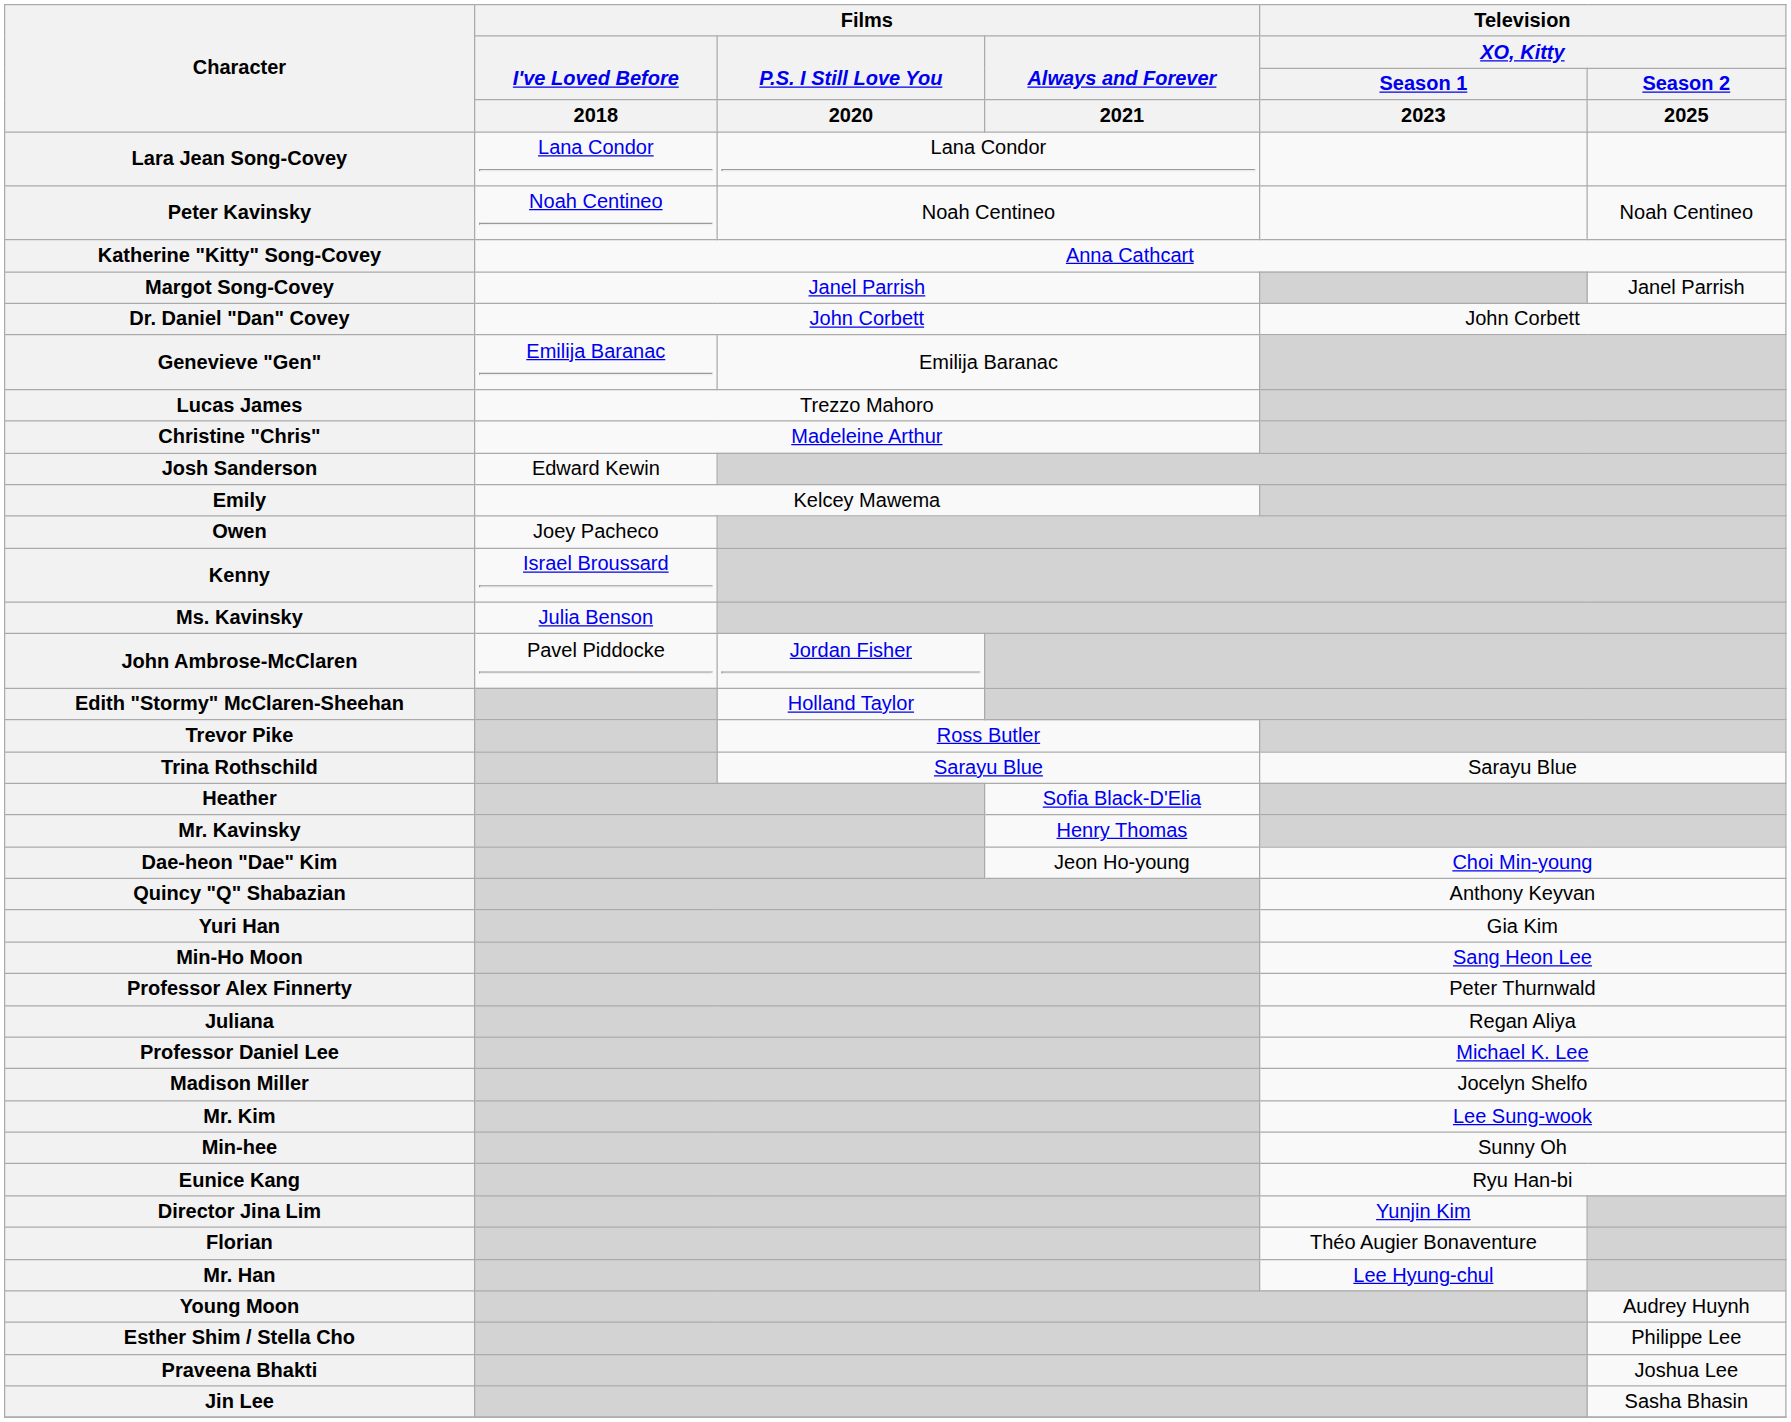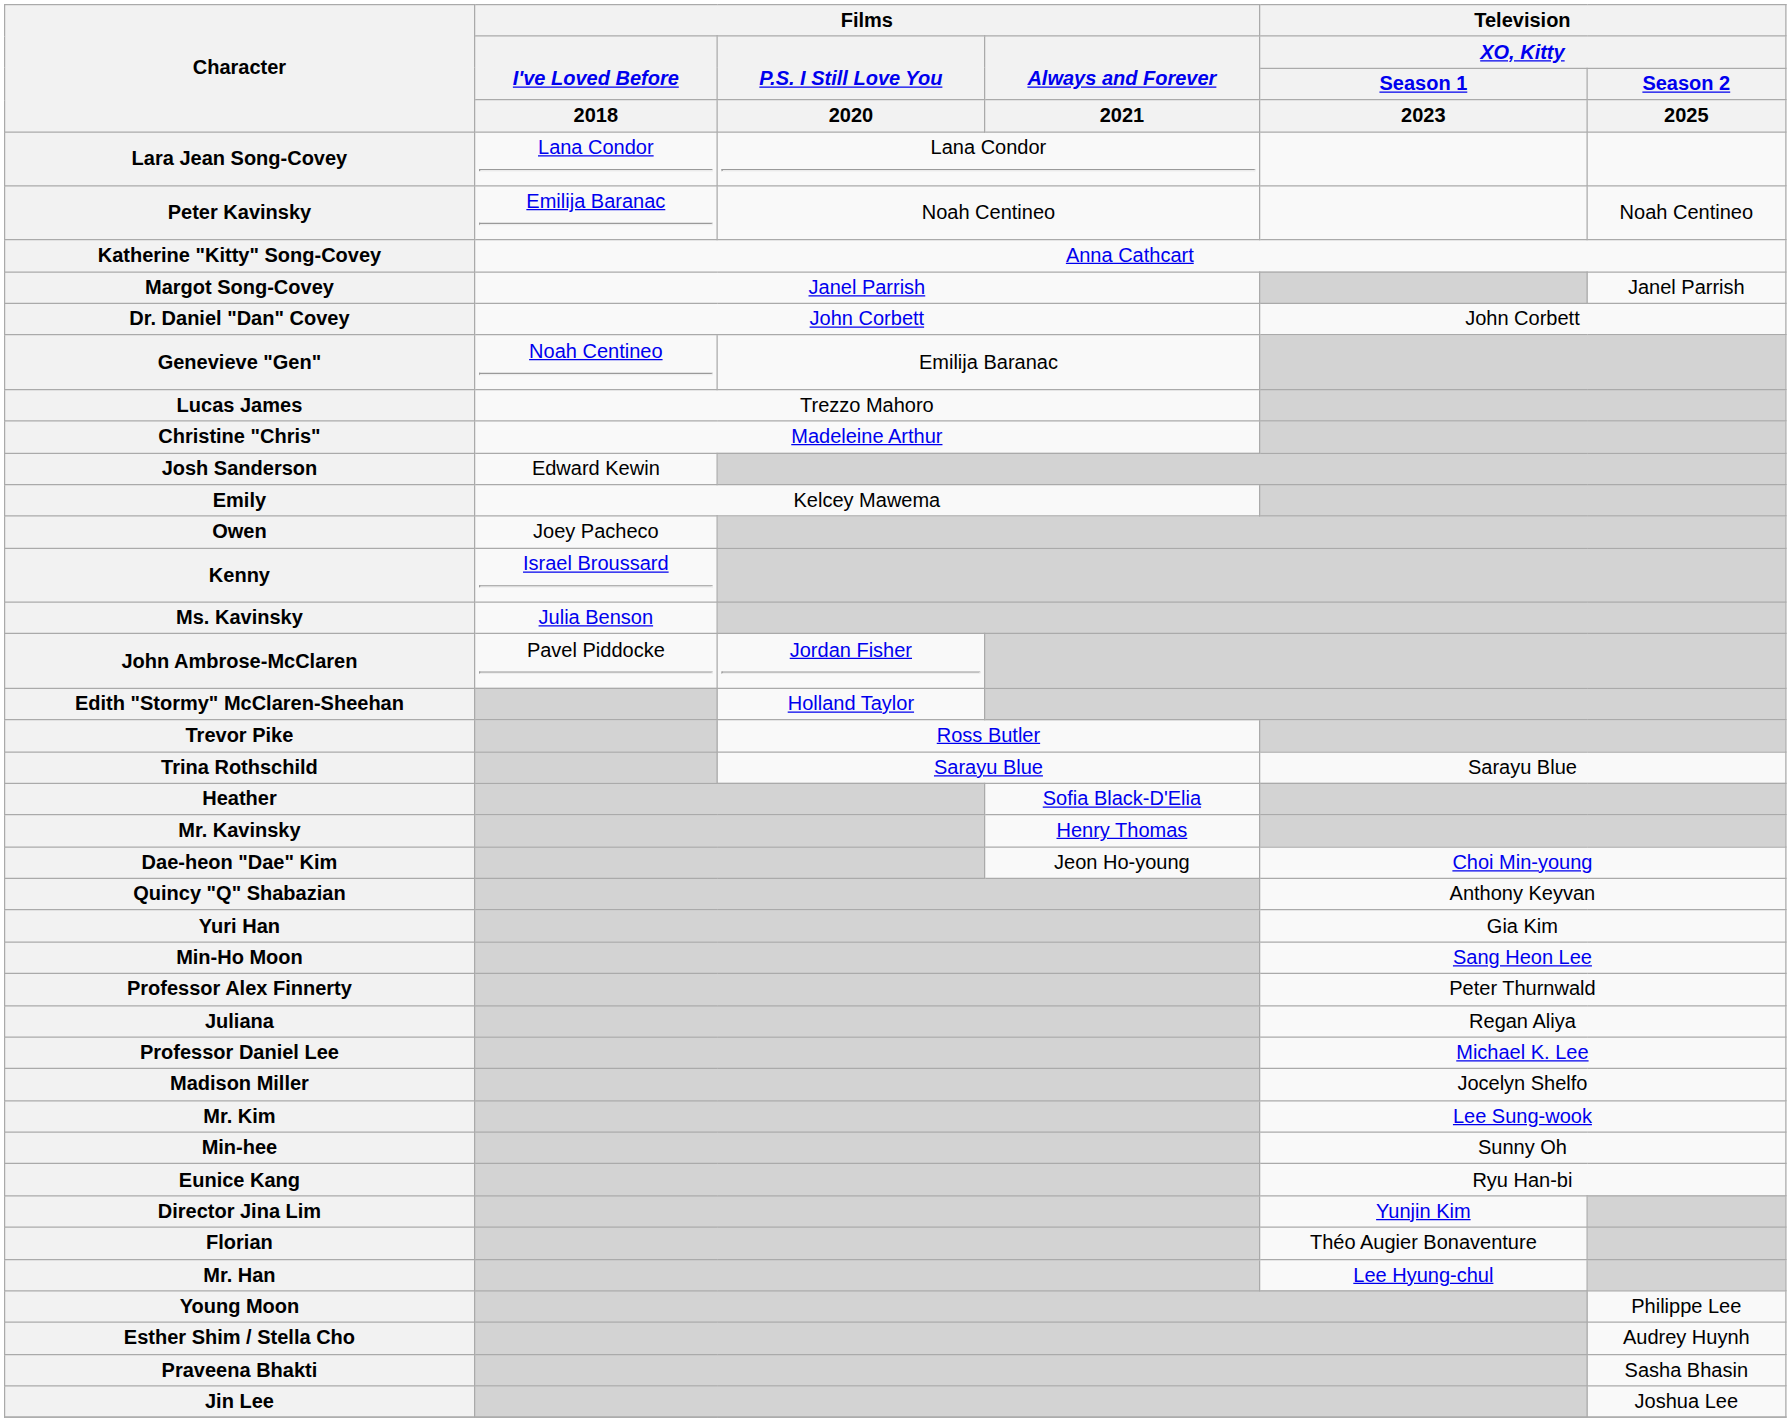(596, 208) Noah Centineo -> (596, 208) Emilija Baranac
(596, 357) Emilija Baranac -> (596, 357) Noah Centineo
(1686, 1306) Audrey Huynh -> (1686, 1306) Philippe Lee
(1686, 1338) Philippe Lee -> (1686, 1338) Audrey Huynh
(1686, 1369) Joshua Lee -> (1686, 1369) Sasha Bhasin
(1686, 1401) Sasha Bhasin -> (1686, 1401) Joshua Lee
